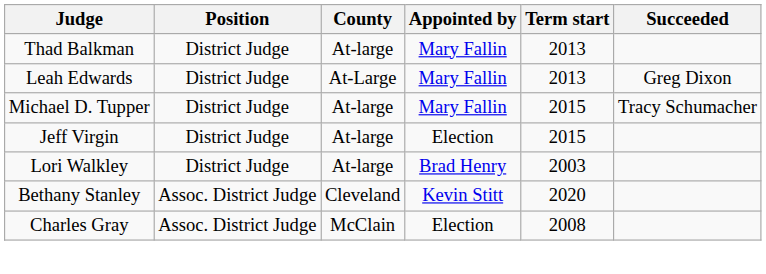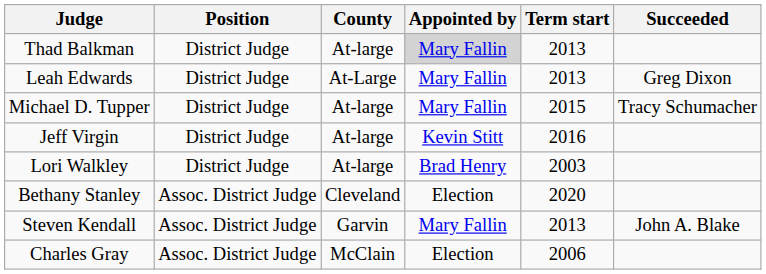(463, 48) no background -> (463, 48) lightgrey background
(463, 136) Election -> (463, 136) Kevin Stitt
(567, 136) 2015 -> (567, 136) 2016
(463, 195) Kevin Stitt -> (463, 195) Election
+ row: (79, 225)
(567, 225) 2008 -> (567, 254) 2006
